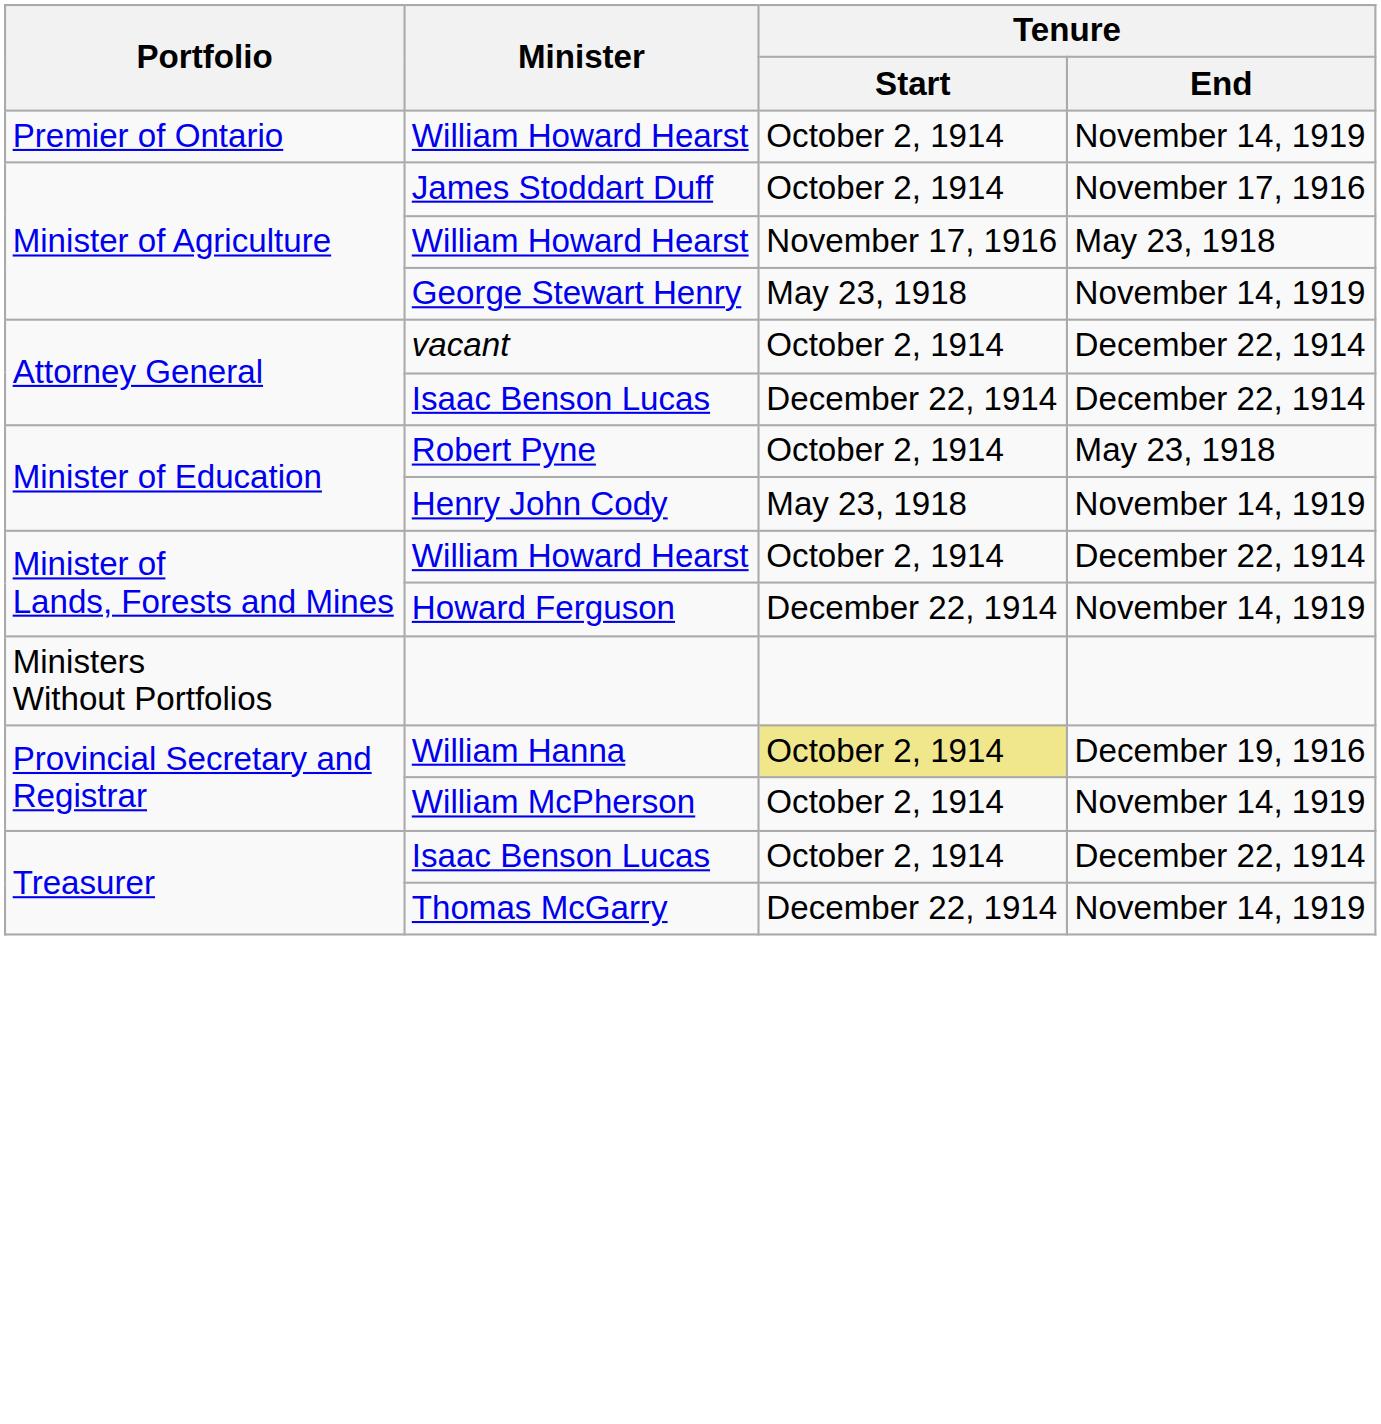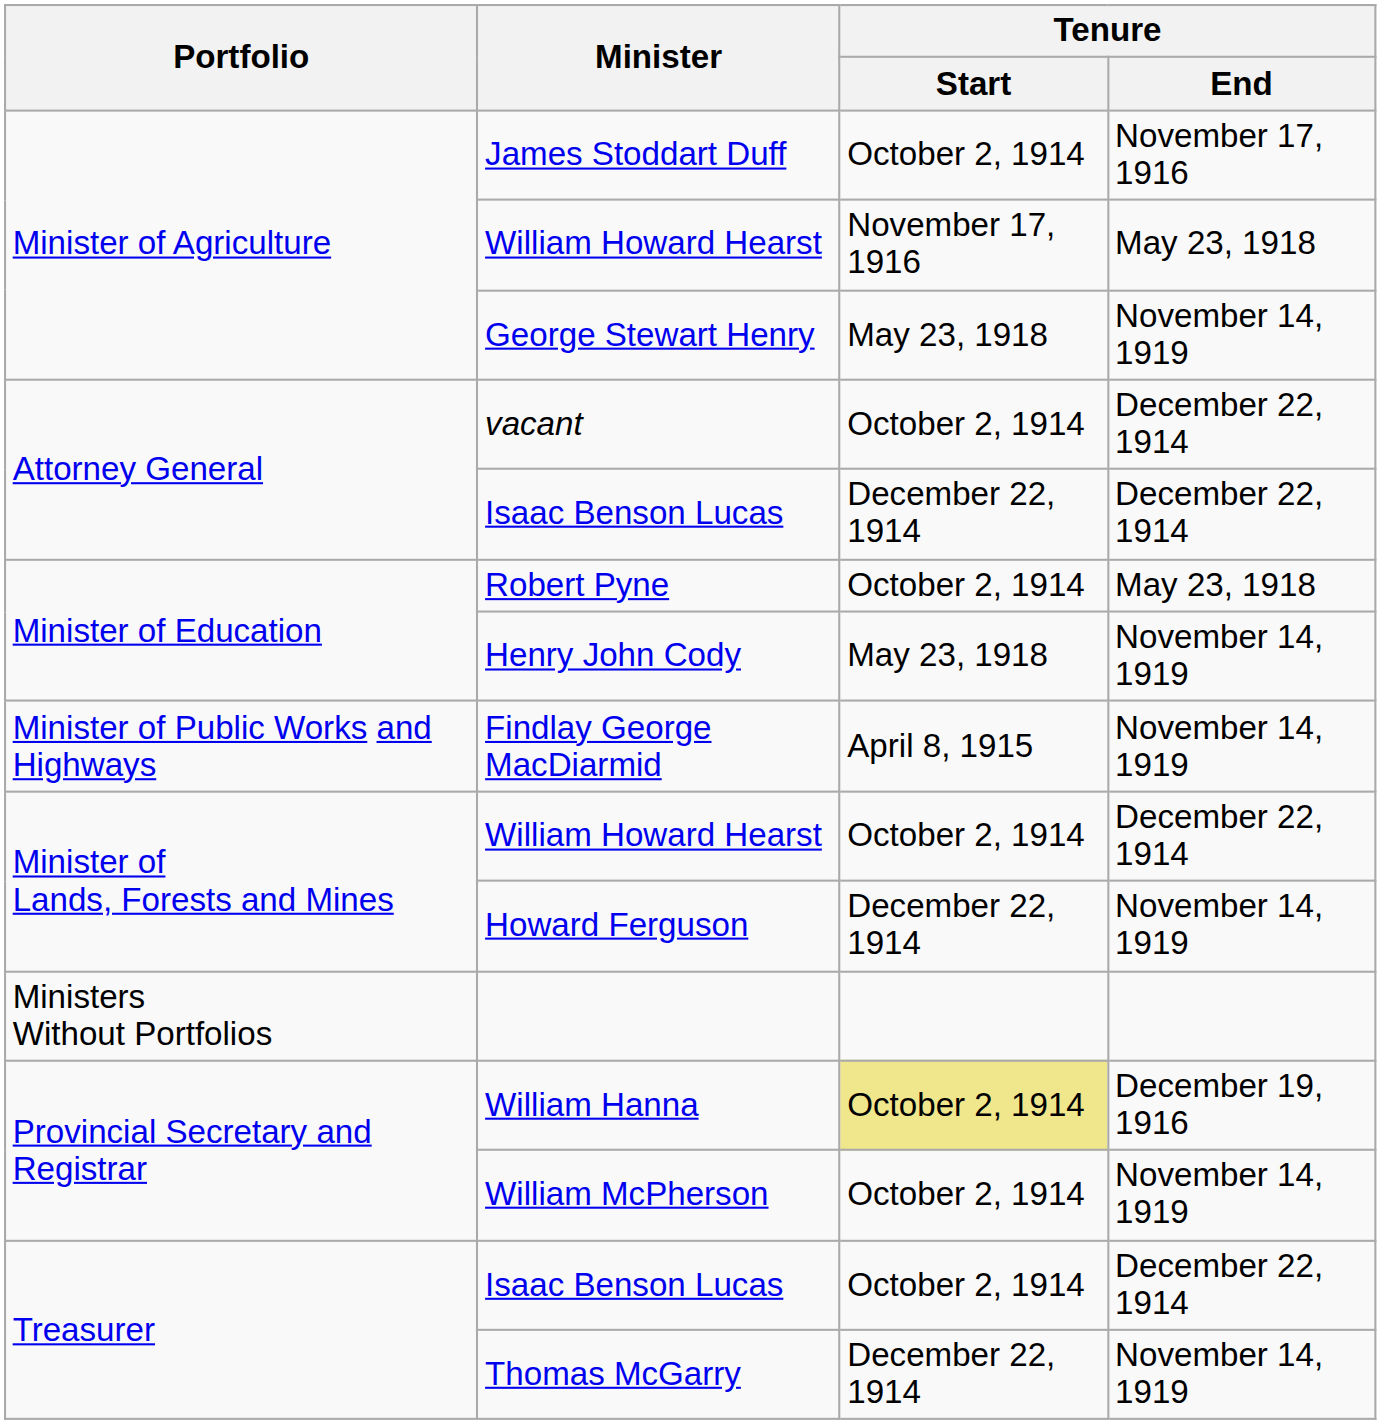- row: (148, 135)
+ row: (222, 745)
